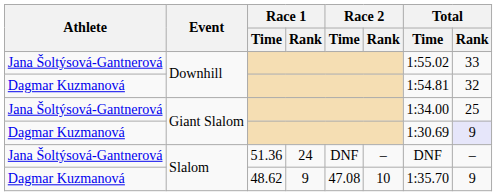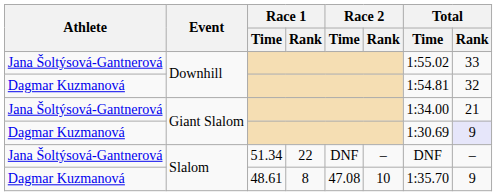(472, 109) 25 -> (472, 109) 21
(266, 156) 51.36 -> (266, 156) 51.34
(305, 156) 24 -> (305, 156) 22
(266, 179) 48.62 -> (266, 179) 48.61
(305, 179) 9 -> (305, 179) 8
